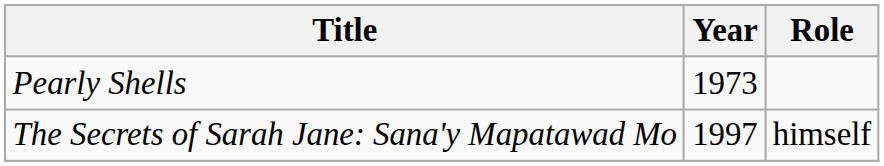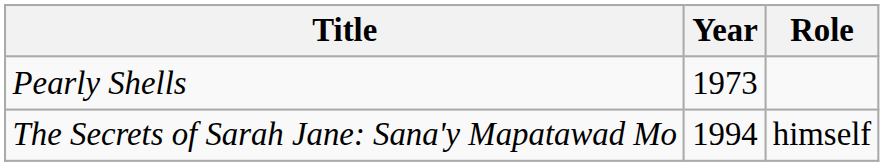(725, 134) 1997 -> (725, 134) 1994
